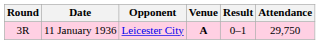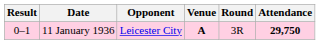columns swapped: (23, 13) <-> (238, 13)
(285, 30) normal -> (285, 30) bold
